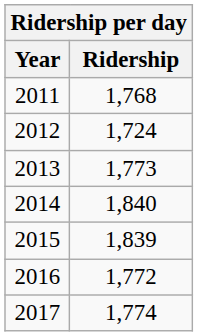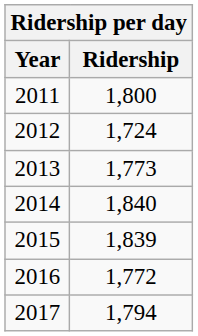(131, 95) 1,768 -> (131, 95) 1,800
(131, 312) 1,774 -> (131, 312) 1,794
